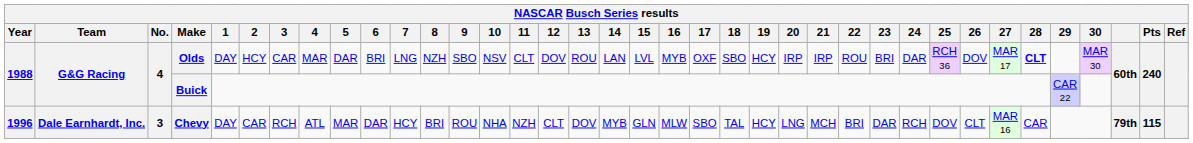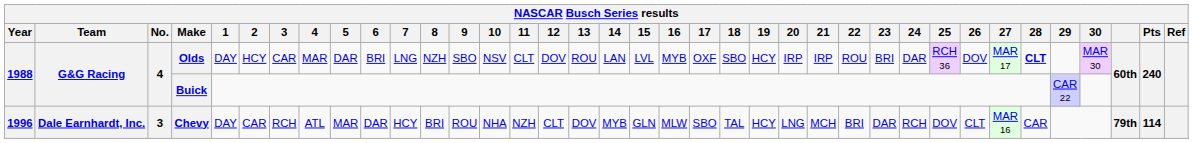(1152, 122) 115 -> (1152, 122) 114
